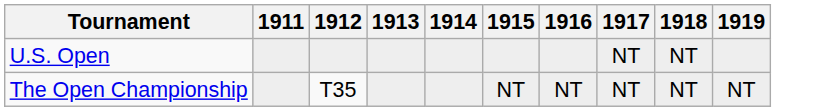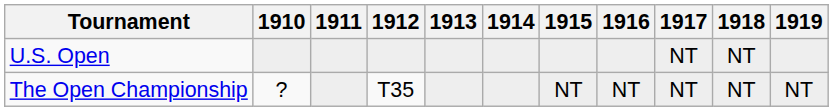+ column: (282, 22)
